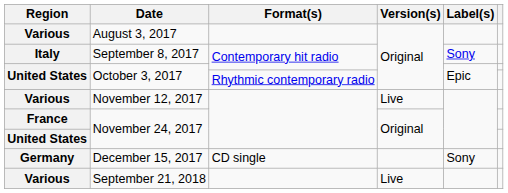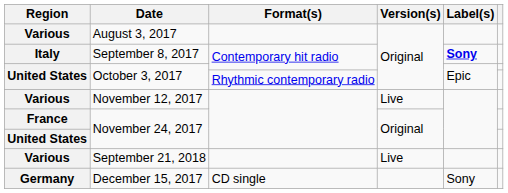(461, 53) normal -> (462, 53) bold
rows swapped: (47, 158) <-> (47, 178)
